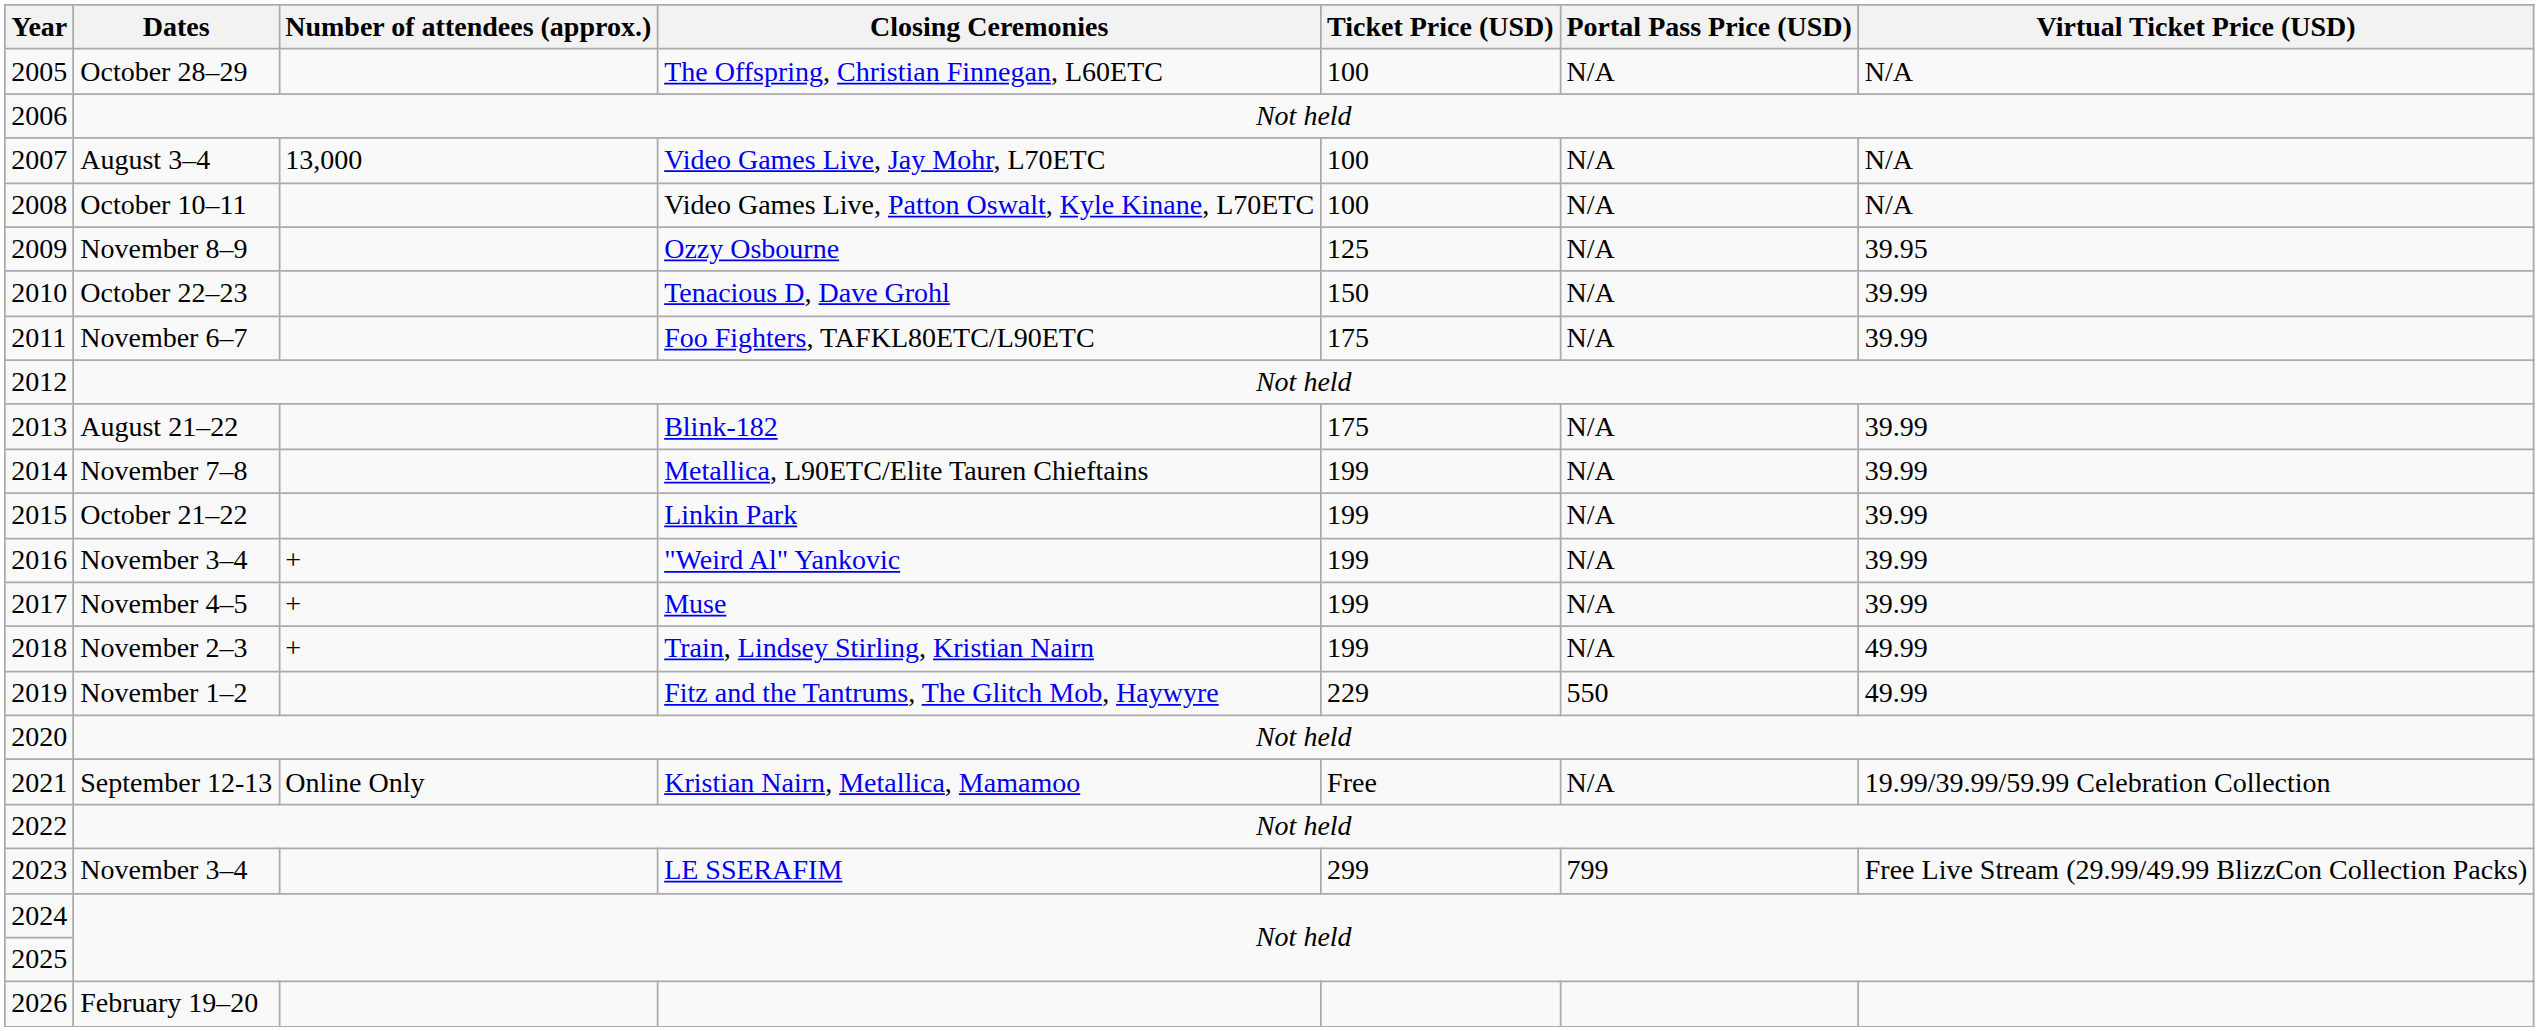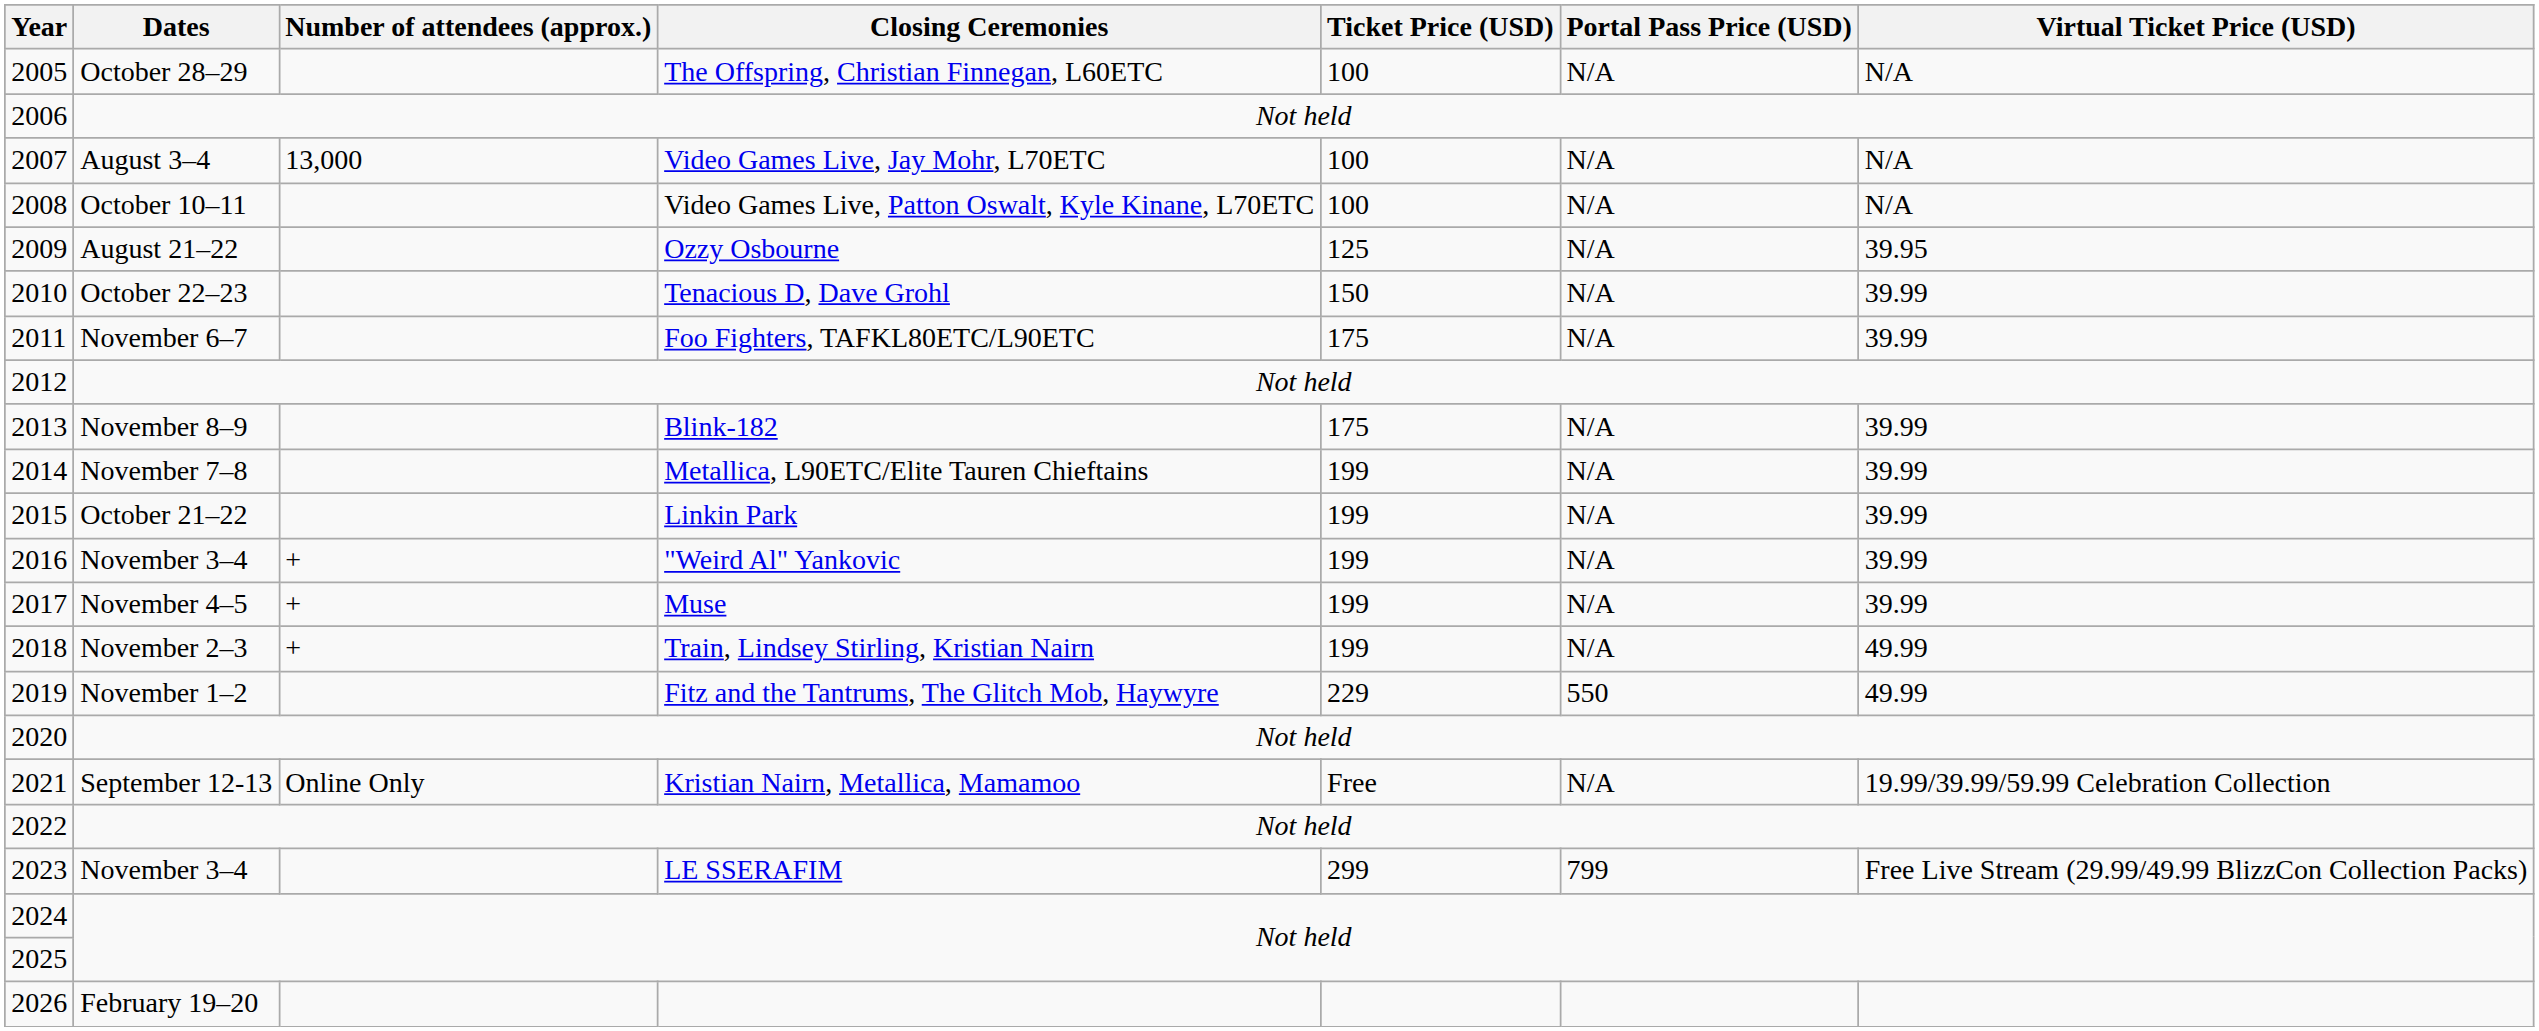(164, 248) November 8–9 -> (159, 248) August 21–22
(159, 426) August 21–22 -> (164, 426) November 8–9
